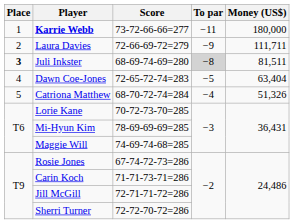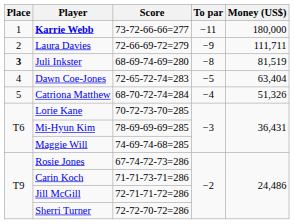(208, 62) lightgrey background -> (208, 62) no background
(272, 62) 81,511 -> (272, 62) 81,519
